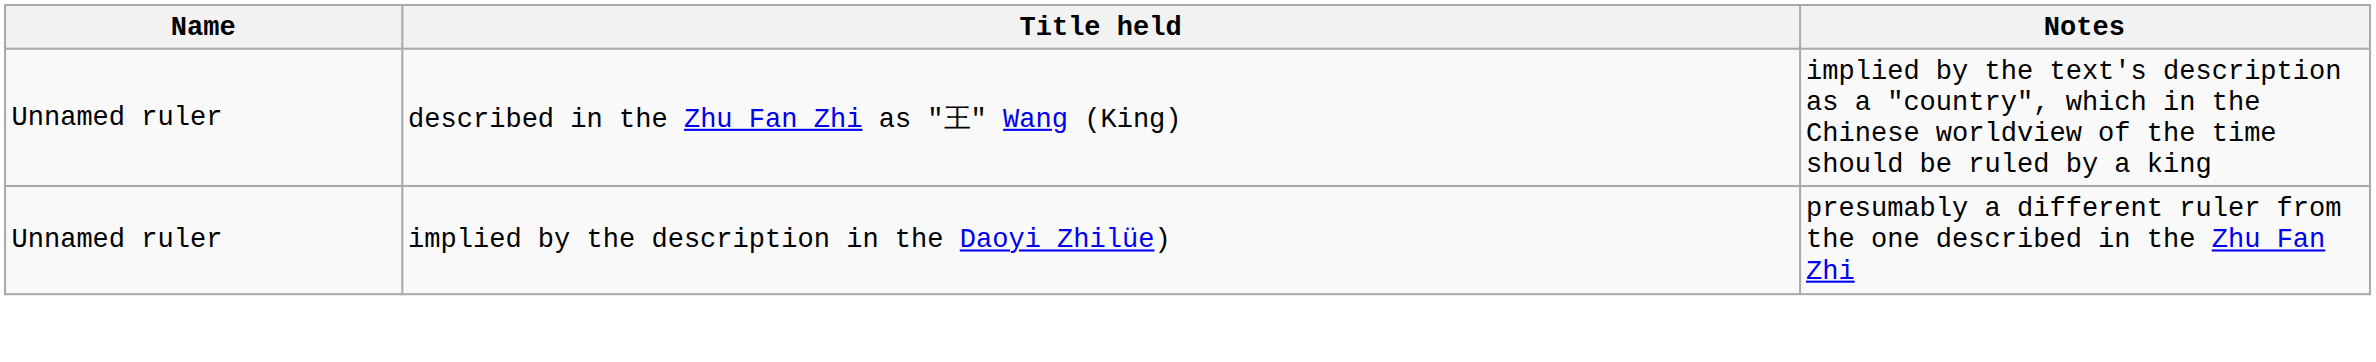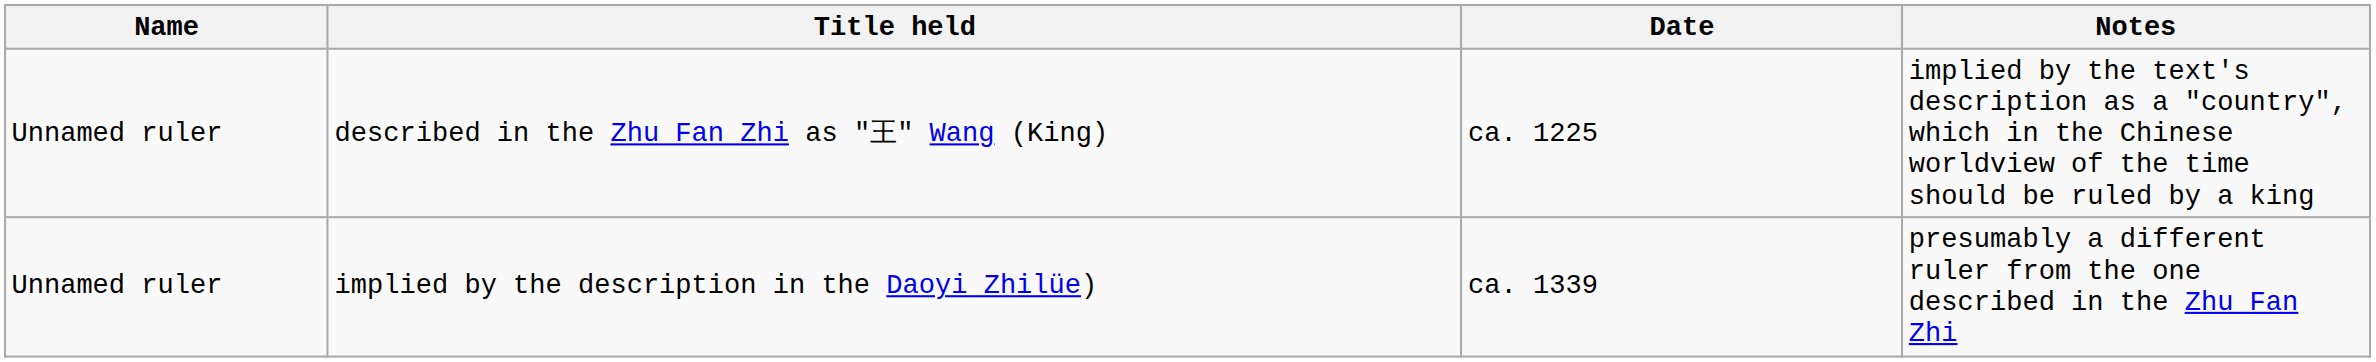+ column: (1682, 27)
